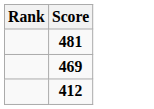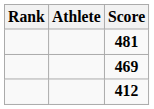+ column: (76, 16)
